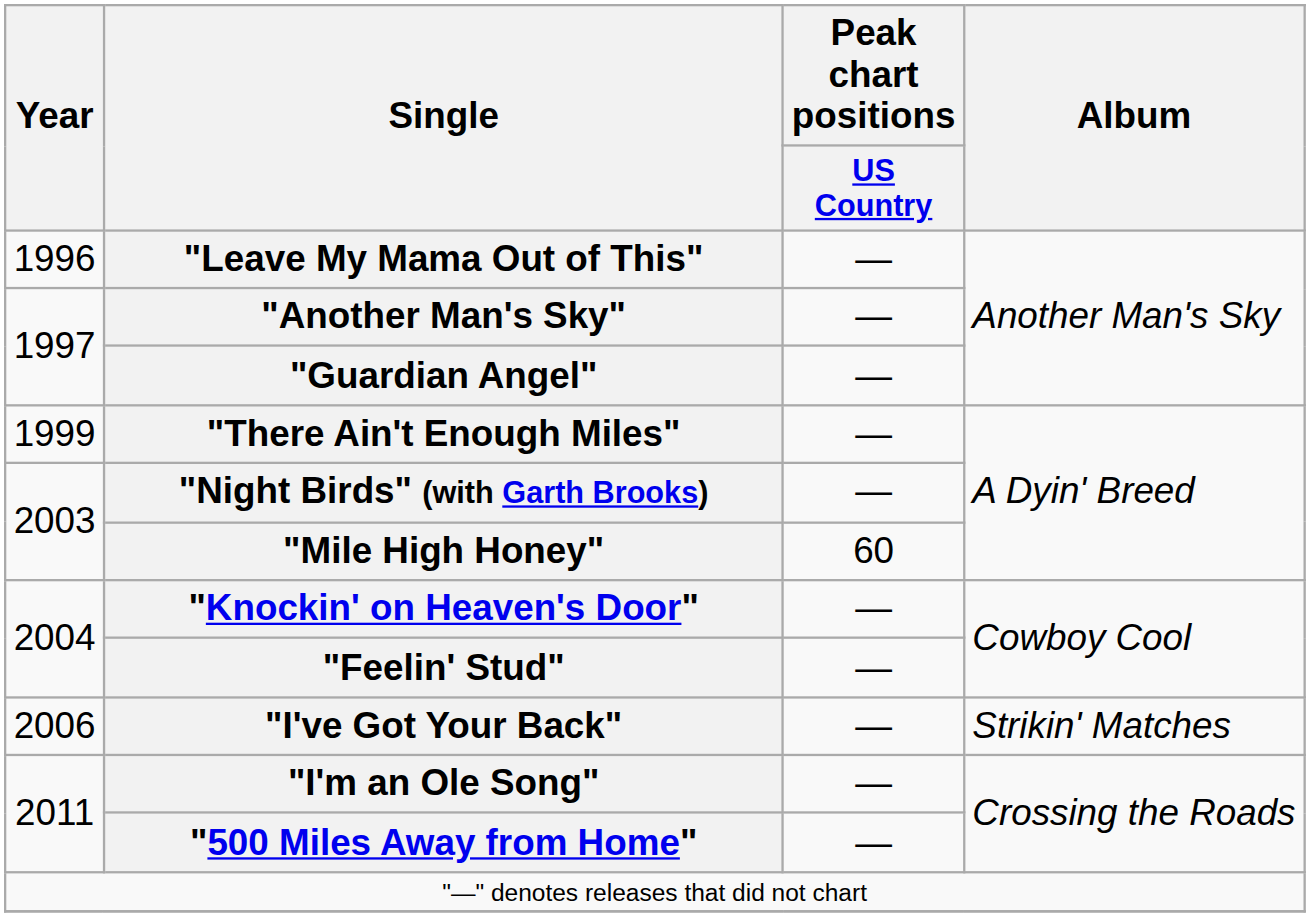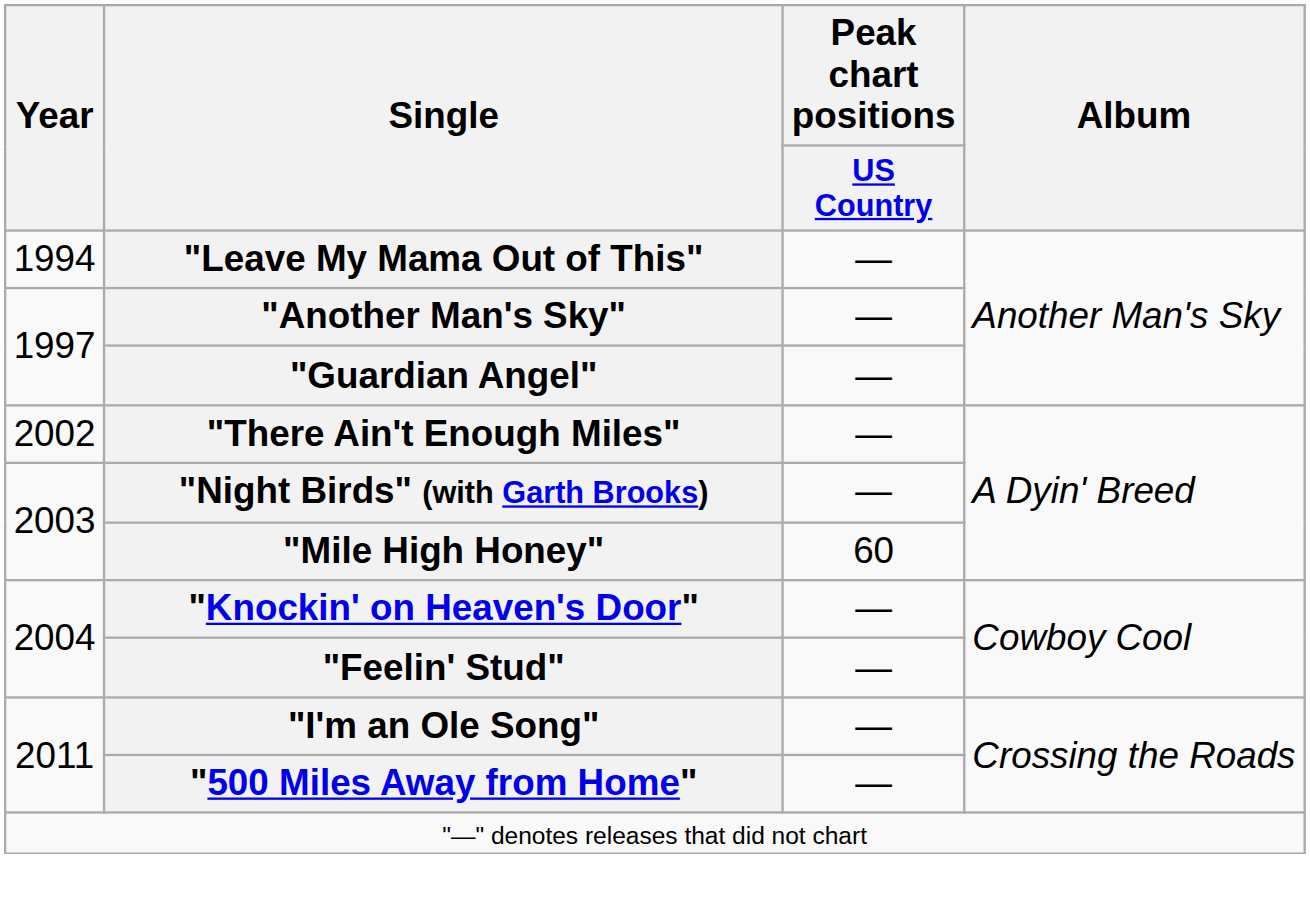(55, 258) 1996 -> (55, 258) 1994
(55, 433) 1999 -> (55, 433) 2002
- row: (444, 725)
